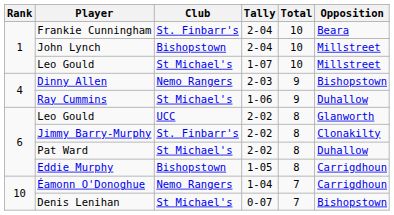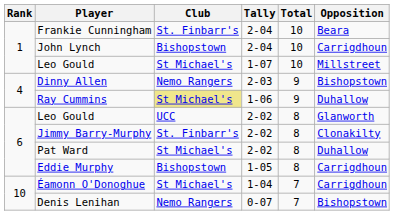(349, 47) Millstreet -> (352, 47) Carrigdhoun
(194, 99) no background -> (194, 99) khaki background
(194, 185) Nemo Rangers -> (194, 185) St Michael's
(194, 202) St Michael's -> (194, 202) Nemo Rangers
